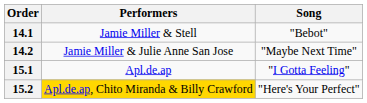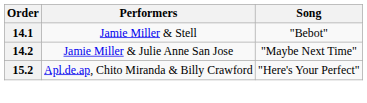- row: (23, 70)
(148, 88) gold background -> (148, 70) no background
